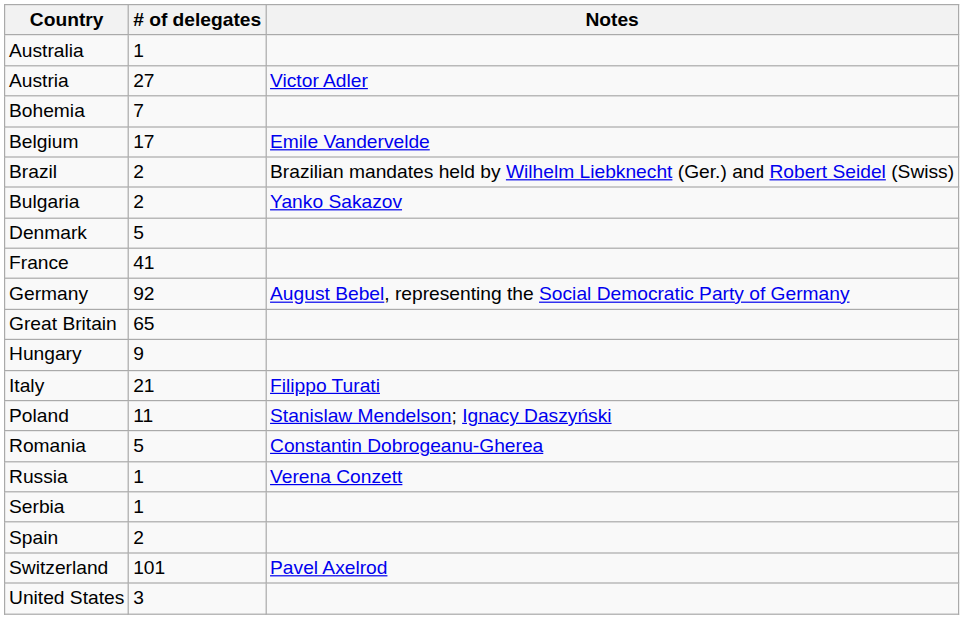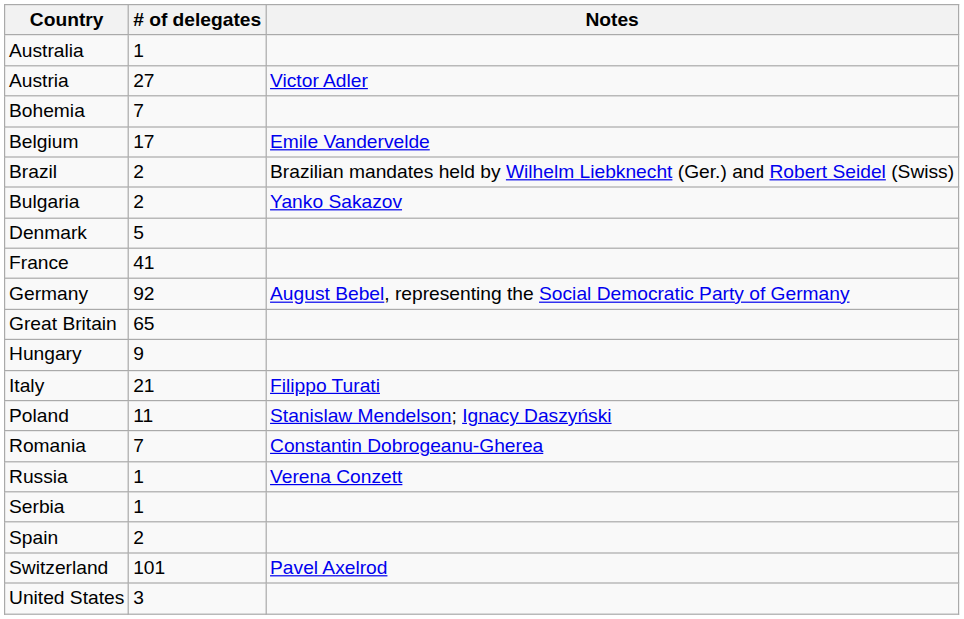(138, 446) 5 -> (138, 446) 7
